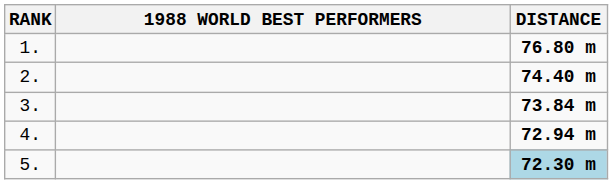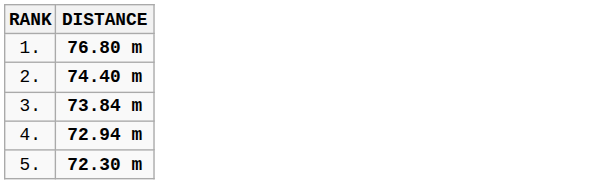- column: (283, 19)
(558, 164) lightblue background -> (105, 164) no background
